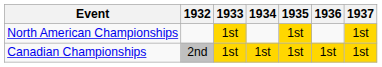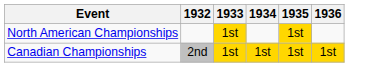- column: (361, 14)
